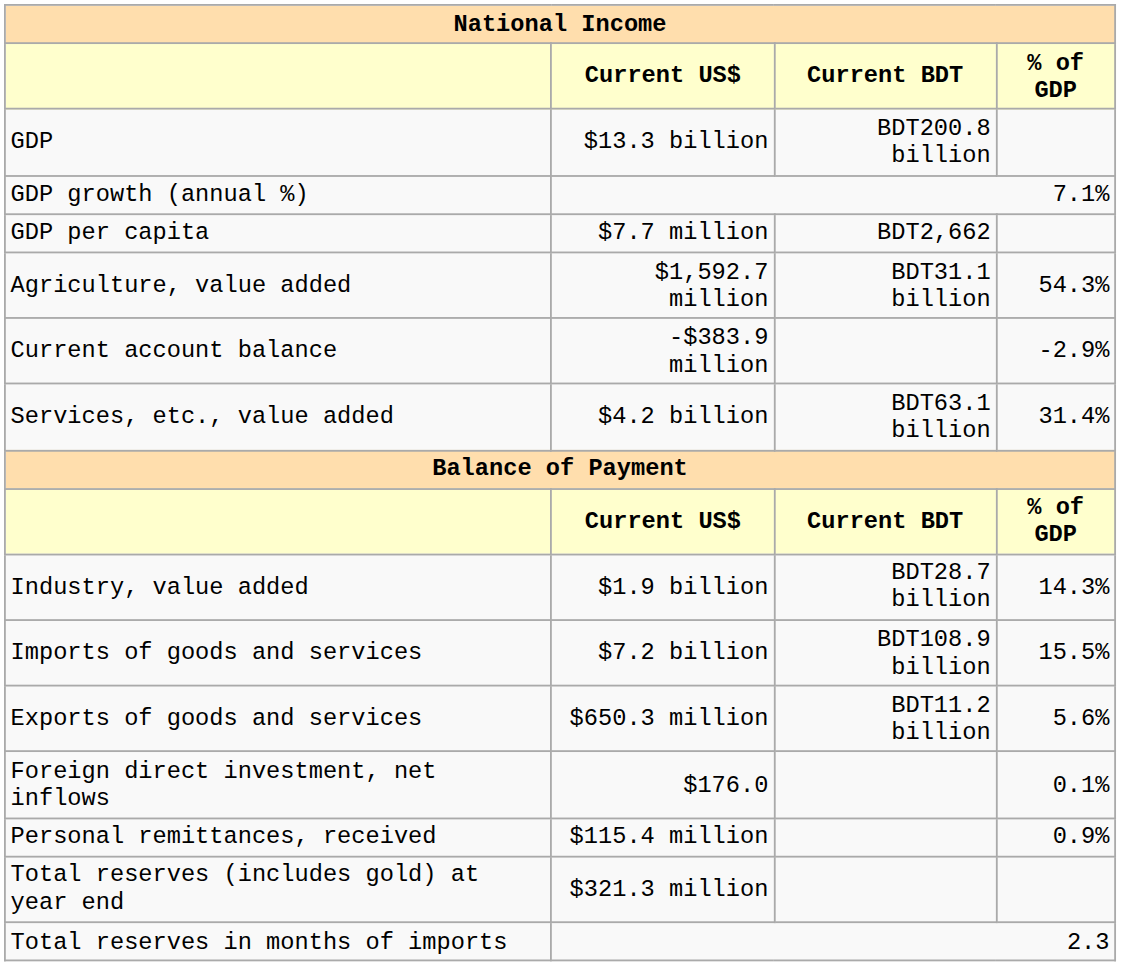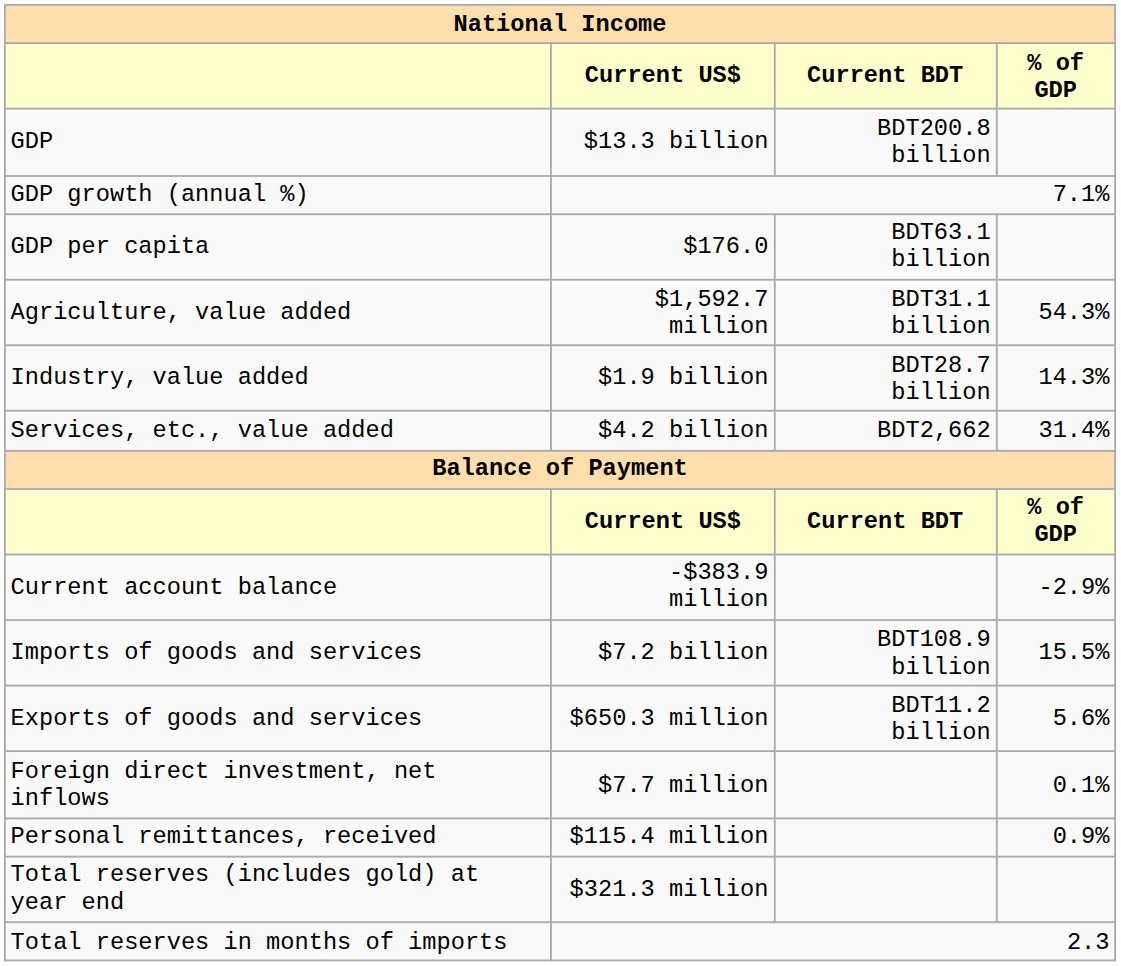(683, 233) $7.7 million -> (726, 247) $176.0
(934, 233) BDT2,662 -> (941, 247) BDT63.1 billion
rows swapped: (160, 587) <-> (174, 351)
(941, 417) BDT63.1 billion -> (934, 431) BDT2,662
(726, 785) $176.0 -> (683, 785) $7.7 million
